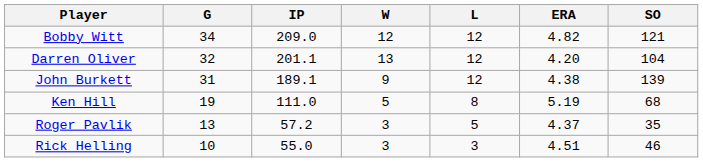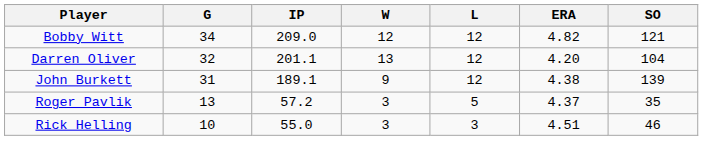- row: (84, 103)
